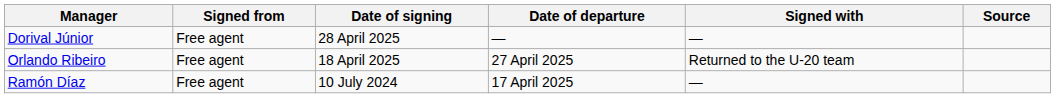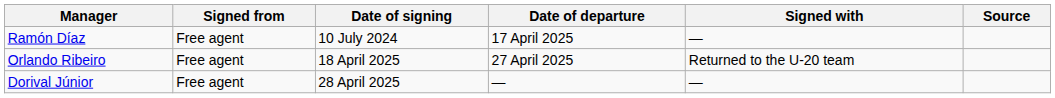rows swapped: (47, 82) <-> (50, 38)
